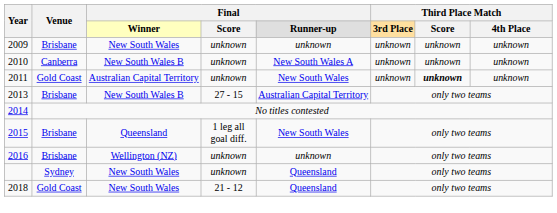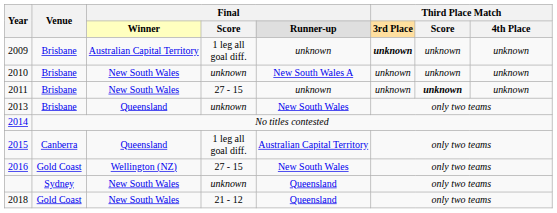(144, 45) New South Wales -> (144, 51) Australian Capital Territory
(229, 45) unknown -> (229, 51) 1 leg all goal diff.
(393, 45) normal -> (393, 51) bold
(59, 62) Canberra -> (59, 73) Brisbane
(144, 62) New South Wales B -> (144, 73) New South Wales
(59, 78) Gold Coast -> (59, 90) Brisbane
(144, 78) Australian Capital Territory -> (144, 90) New South Wales
(229, 78) unknown -> (229, 90) 27 - 15
(313, 78) New South Wales -> (313, 90) unknown
(144, 95) New South Wales B -> (144, 106) Queensland
(229, 95) 27 - 15 -> (229, 106) unknown
(313, 95) Australian Capital Territory -> (313, 106) New South Wales
(59, 133) Brisbane -> (59, 145) Canberra
(313, 133) New South Wales -> (313, 145) Australian Capital Territory
(59, 155) Brisbane -> (59, 167) Gold Coast
(229, 155) unknown -> (229, 167) 27 - 15
(313, 155) unknown -> (313, 167) New South Wales
